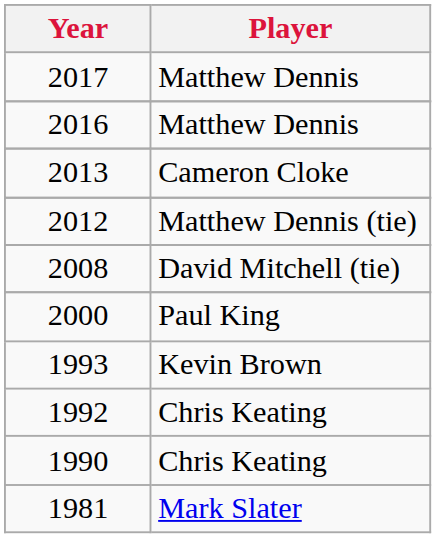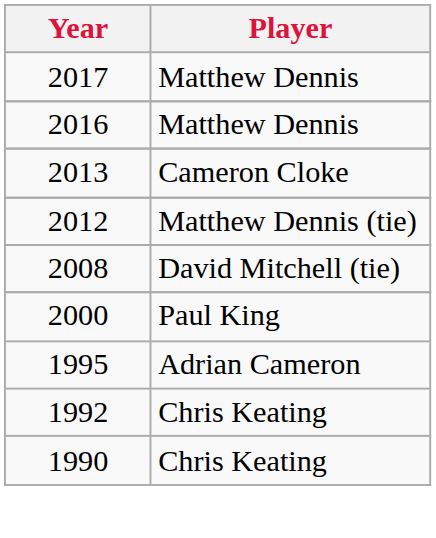+ row: (78, 364)
- row: (78, 364)
- row: (78, 508)
